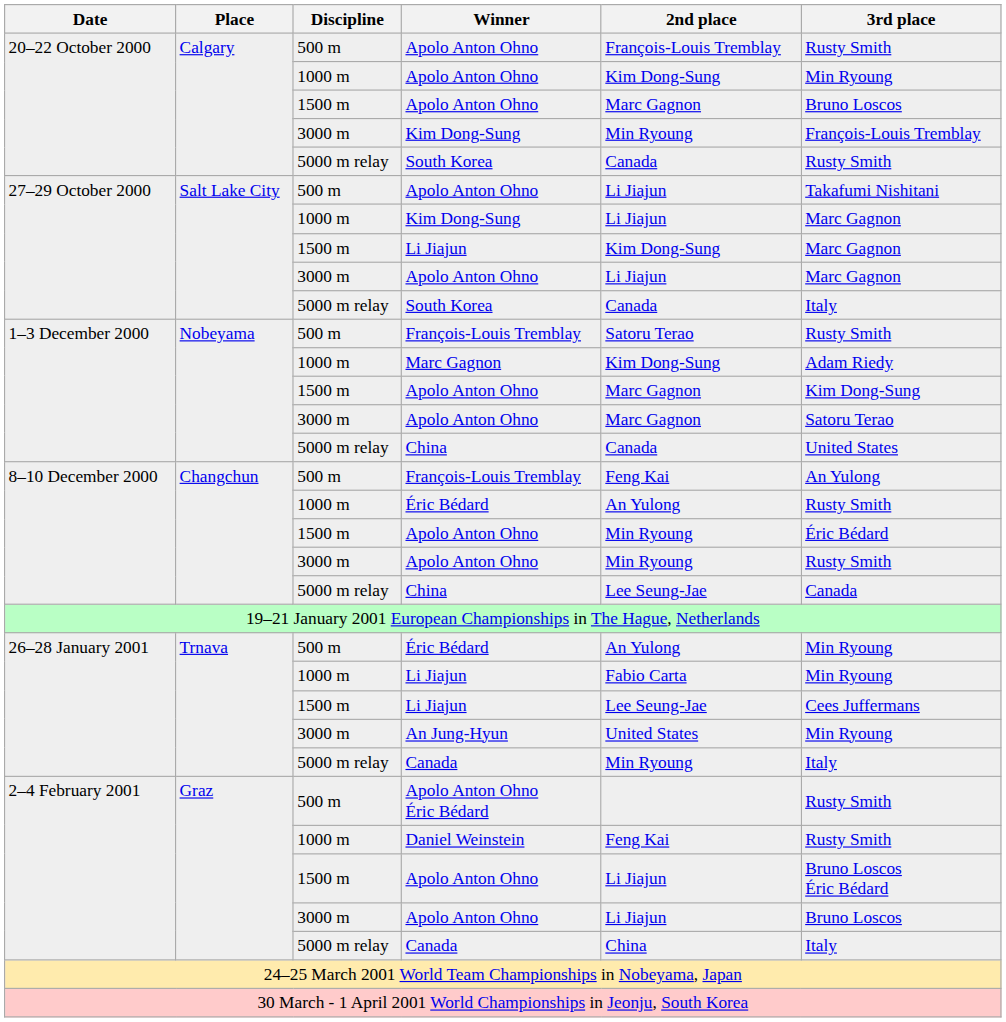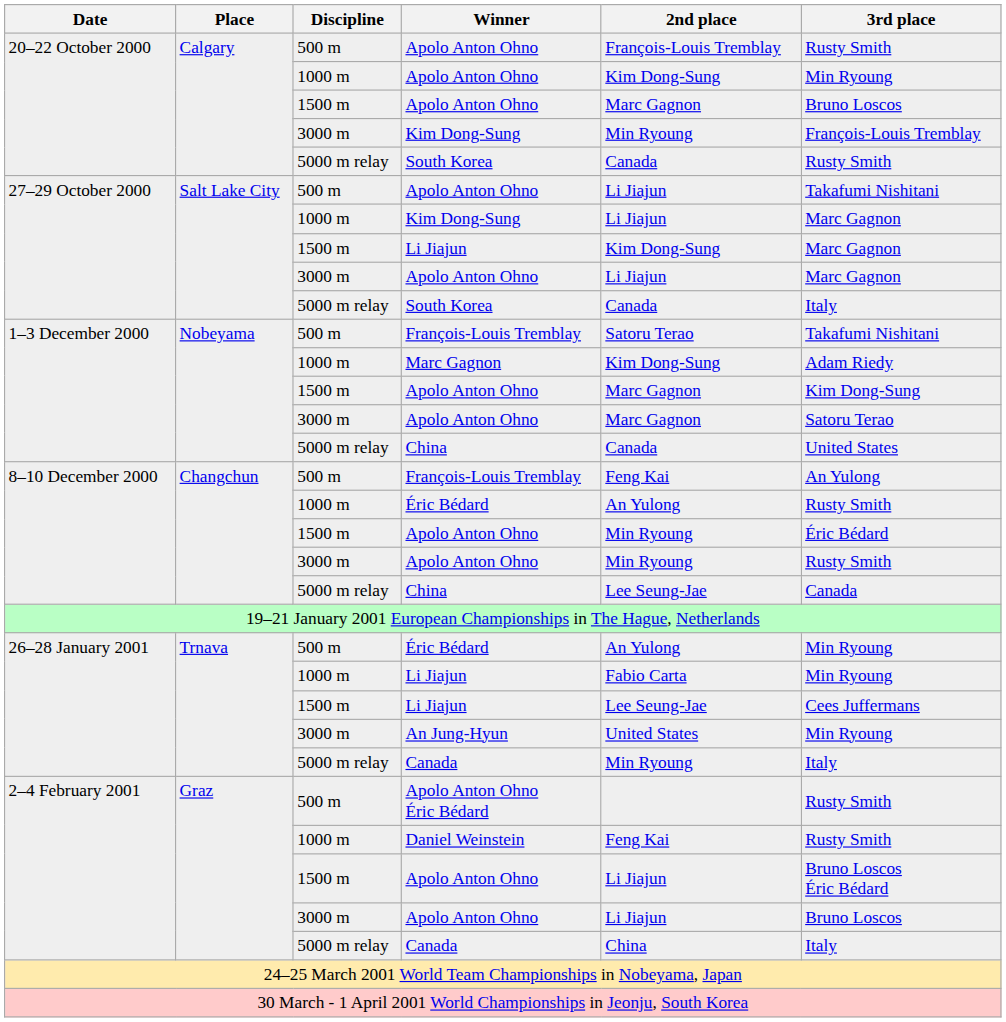(848, 333) Rusty Smith -> (872, 333) Takafumi Nishitani
